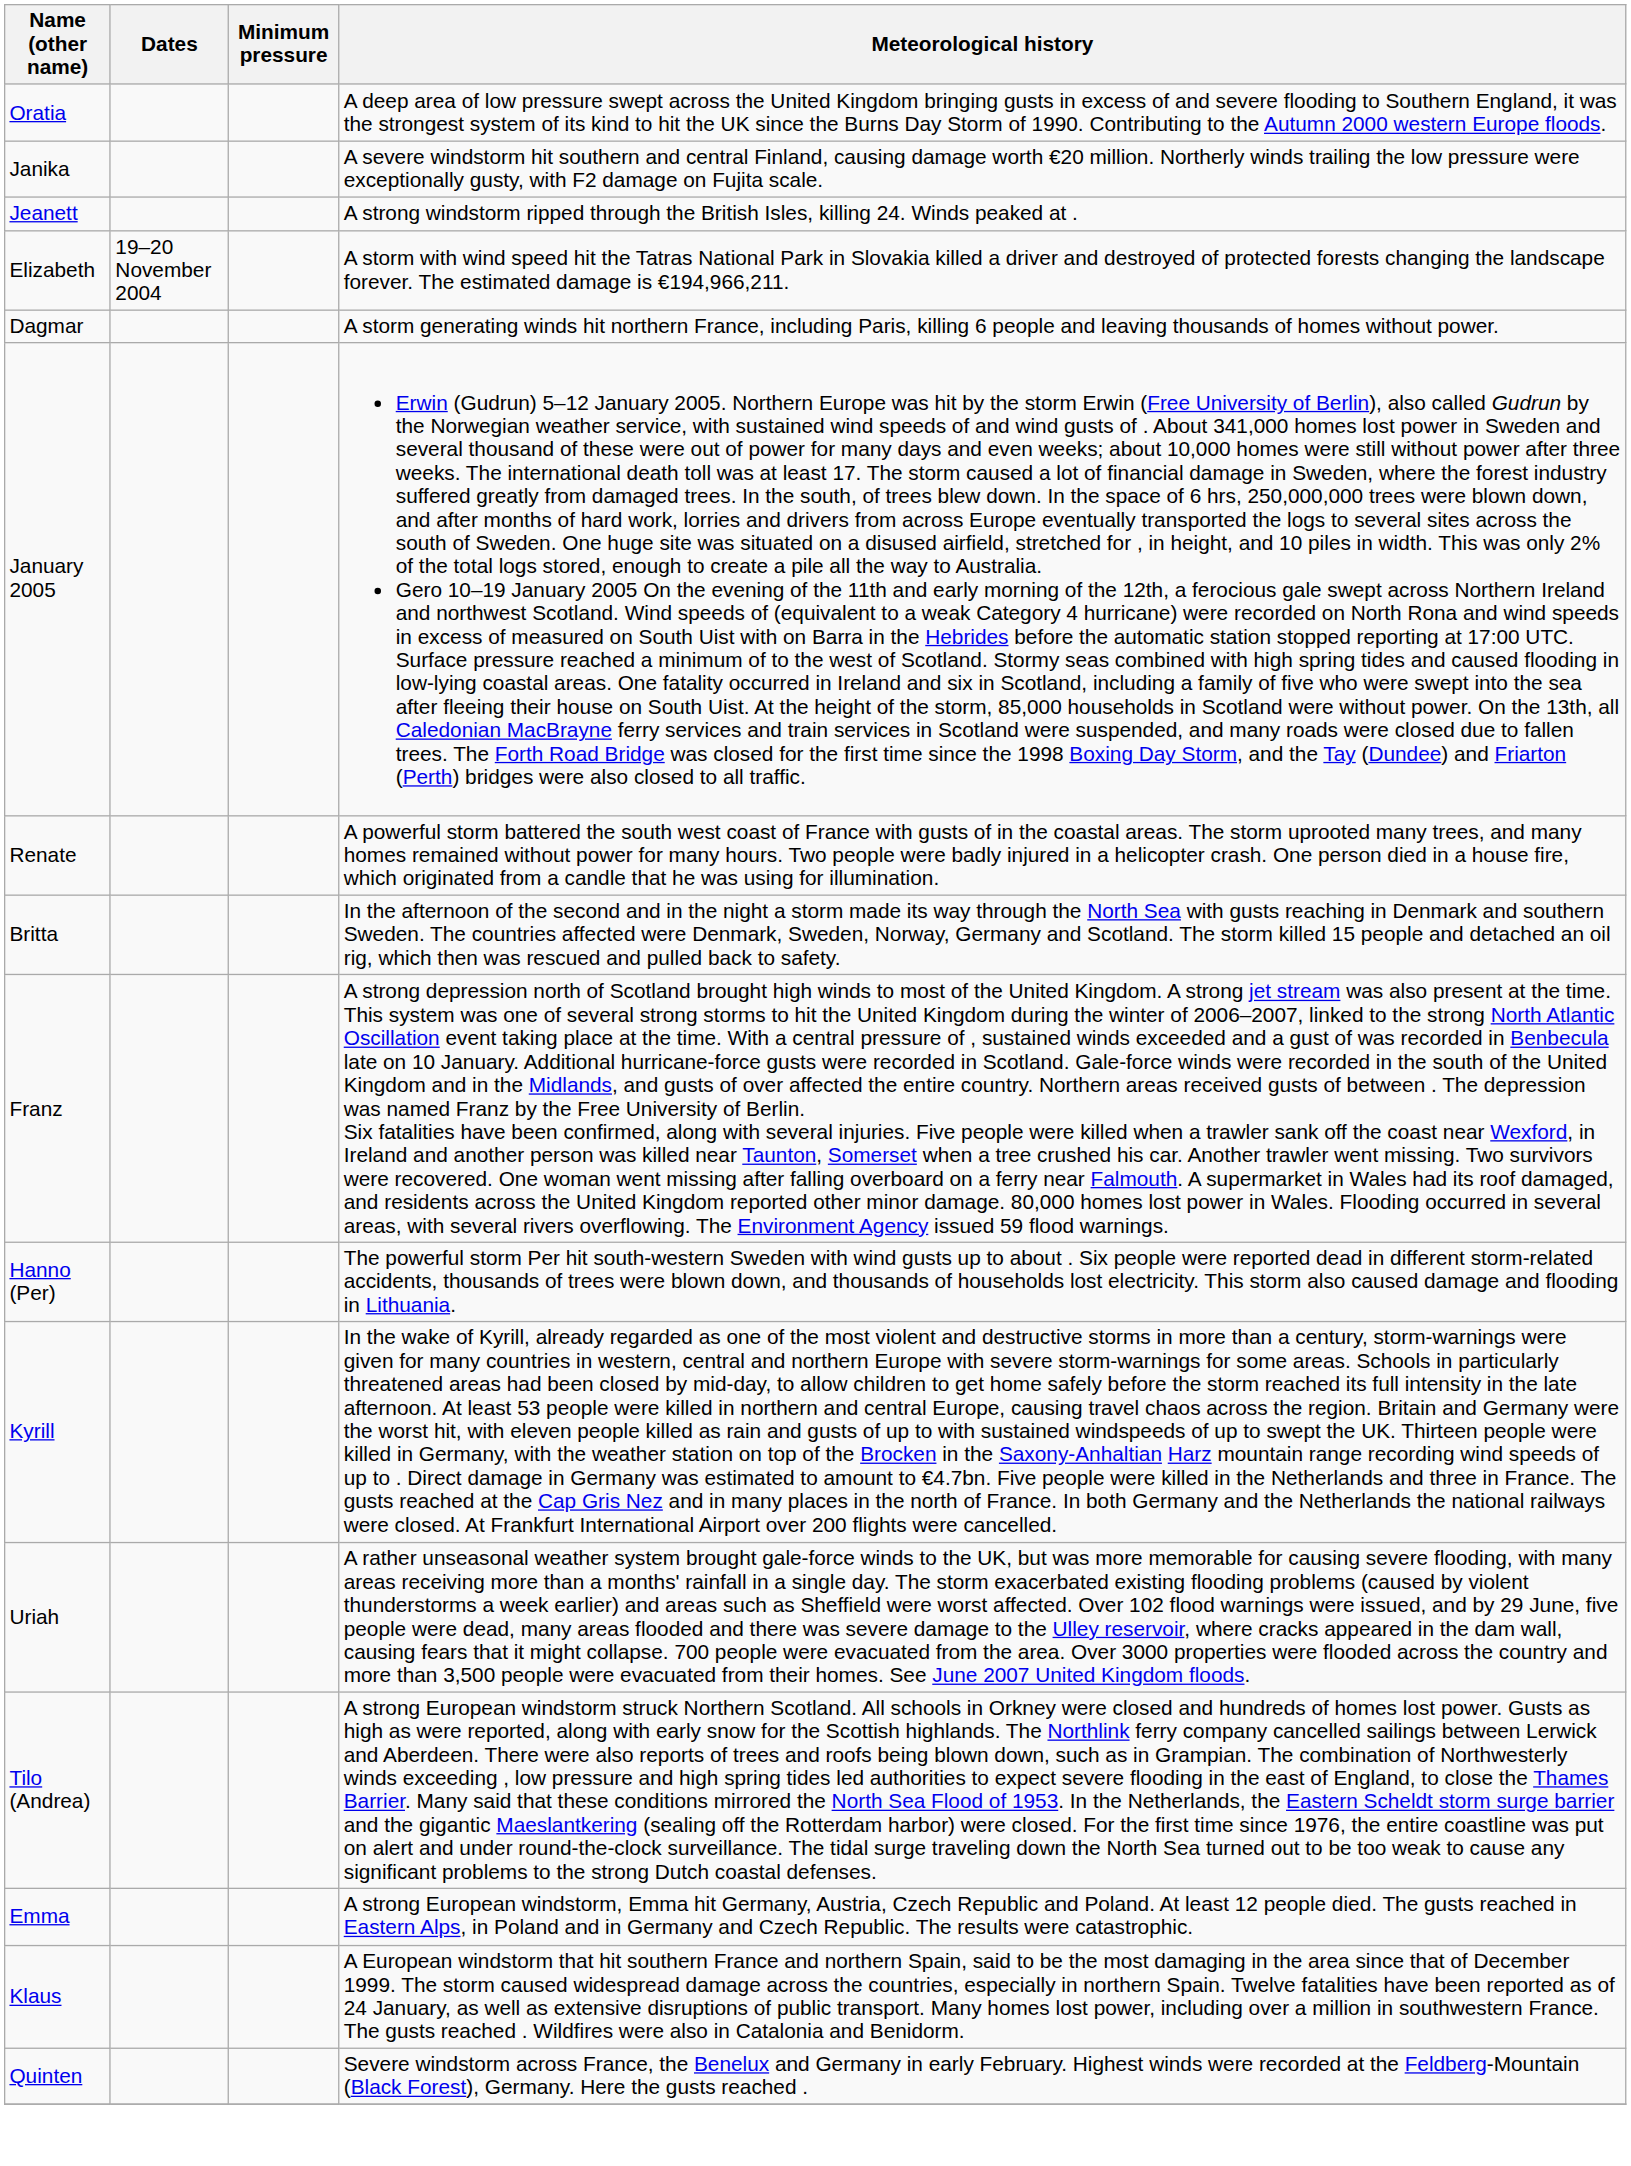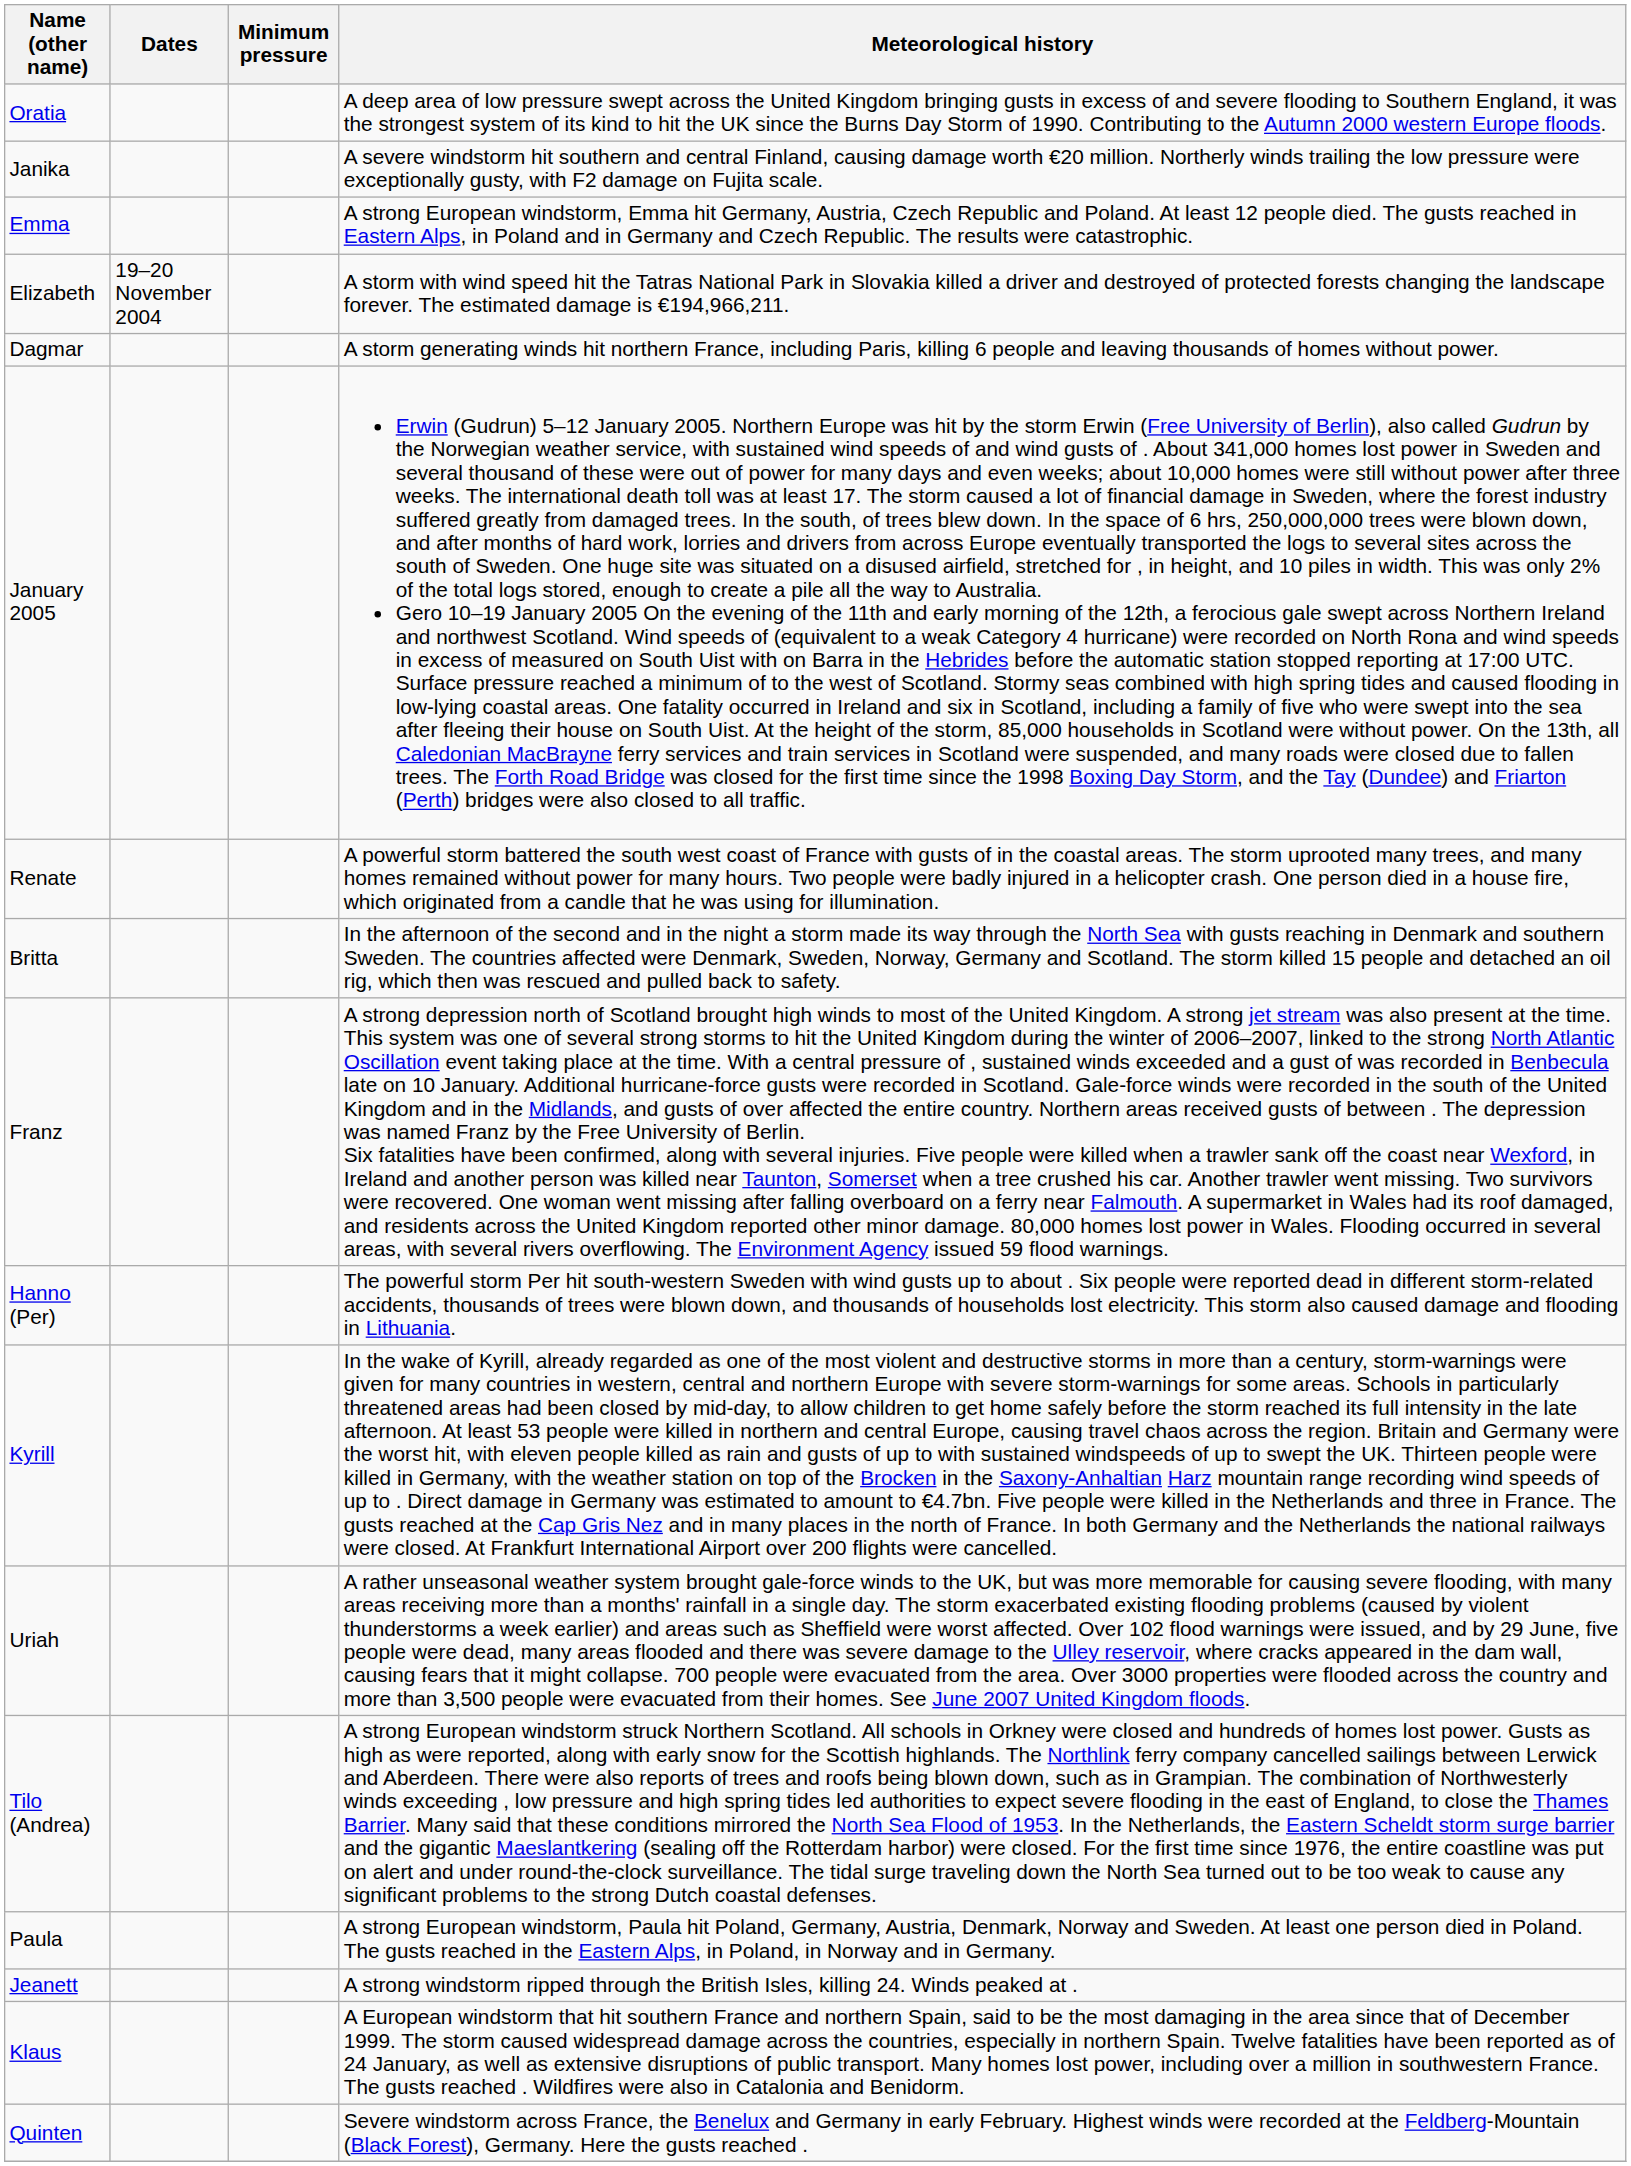rows swapped: (44, 213) <-> (39, 1916)
+ row: (36, 1940)
